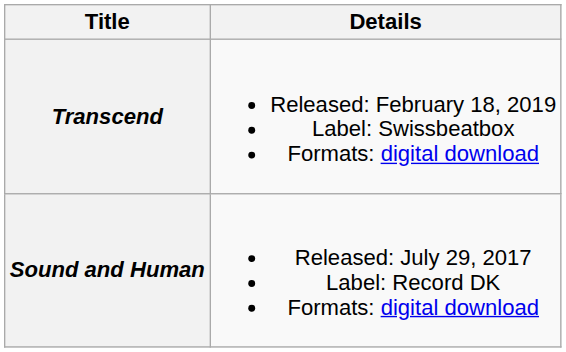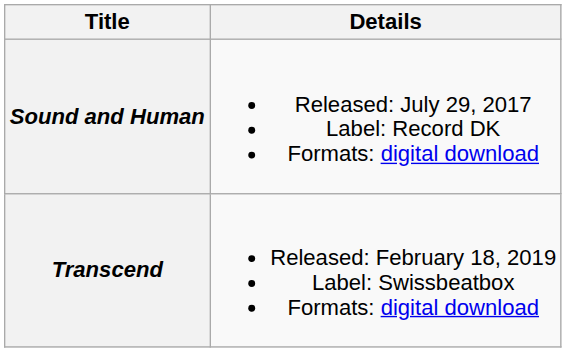rows swapped: (107, 270) <-> (107, 116)
